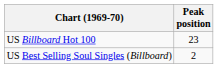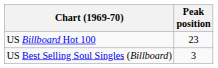(194, 55) 2 -> (194, 55) 3
